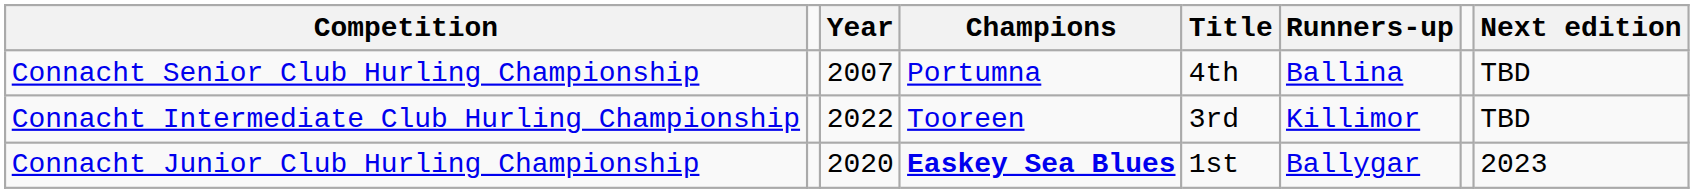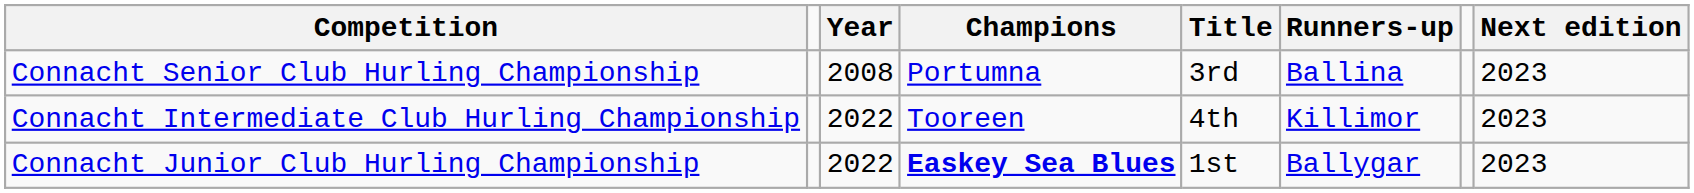(860, 73) 2007 -> (860, 73) 2008
(1214, 73) 4th -> (1214, 73) 3rd
(1505, 73) TBD -> (1514, 73) 2023
(1214, 119) 3rd -> (1214, 119) 4th
(1505, 119) TBD -> (1514, 119) 2023
(860, 165) 2020 -> (860, 165) 2022
